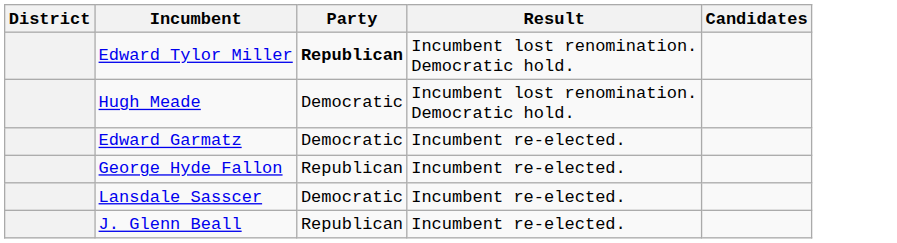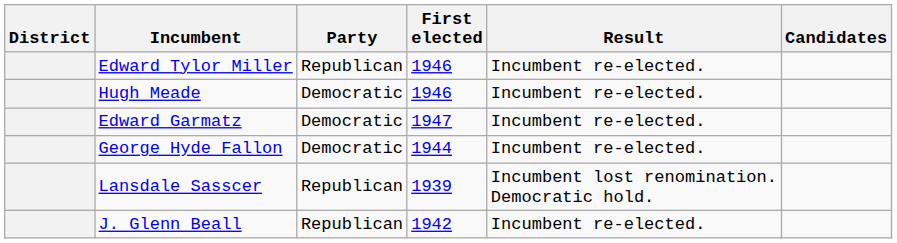+ column: (447, 28)
(352, 56) bold -> (352, 66) normal
(554, 56) Incumbent lost renomination. Democratic hold. -> (598, 66) Incumbent re-elected.
(554, 104) Incumbent lost renomination. Democratic hold. -> (598, 94) Incumbent re-elected.
(352, 169) Republican -> (352, 149) Democratic
(352, 197) Democratic -> (352, 187) Republican
(518, 197) Incumbent re-elected. -> (634, 187) Incumbent lost renomination. Democratic hold.
